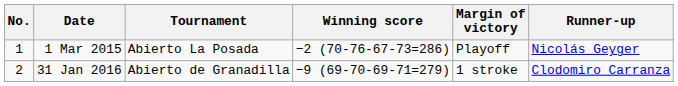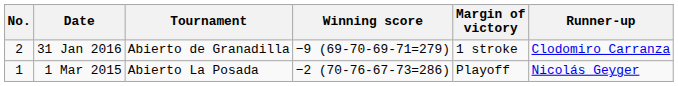rows swapped: (83, 51) <-> (79, 71)
